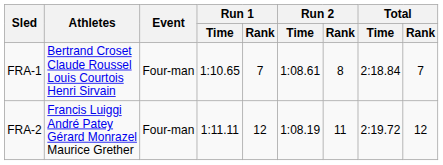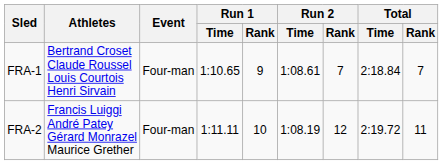(260, 72) 7 -> (260, 72) 9
(340, 72) 8 -> (340, 72) 7
(260, 131) 12 -> (260, 131) 10
(340, 131) 11 -> (340, 131) 12
(421, 131) 12 -> (421, 131) 11
